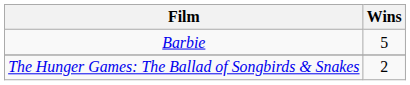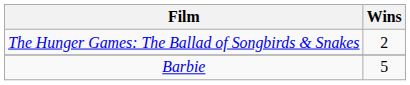rows swapped: (184, 42) <-> (184, 67)
